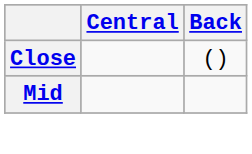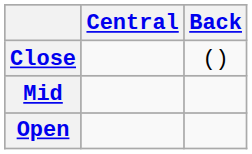+ row: (43, 130)
